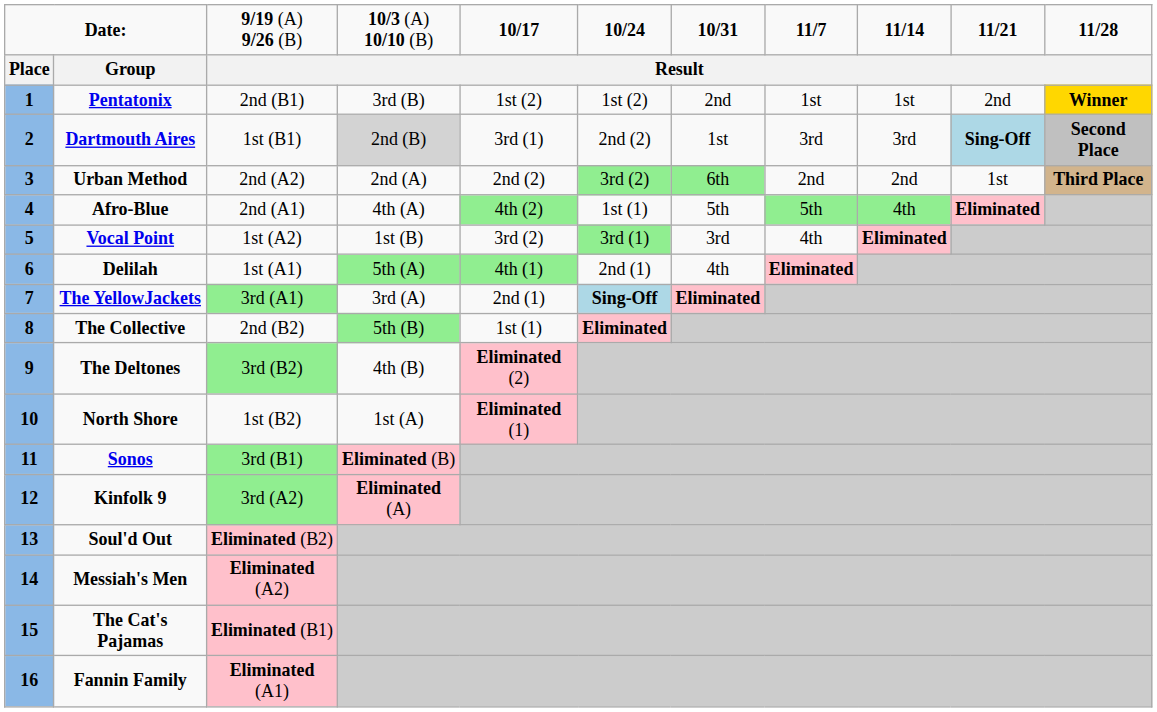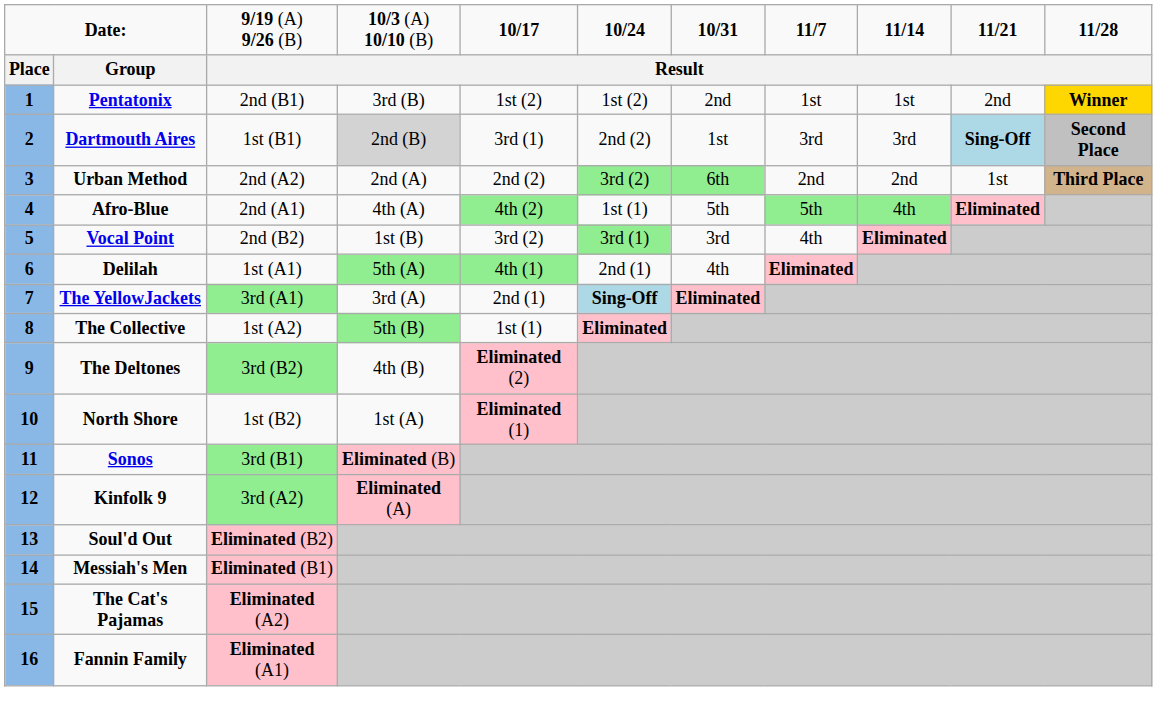(272, 238) 1st (A2) -> (272, 238) 2nd (B2)
(272, 327) 2nd (B2) -> (272, 327) 1st (A2)
(272, 579) Eliminated (A2) -> (272, 568) Eliminated (B1)
(272, 630) Eliminated (B1) -> (272, 608) Eliminated (A2)
